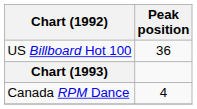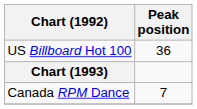(163, 93) 4 -> (163, 93) 7
